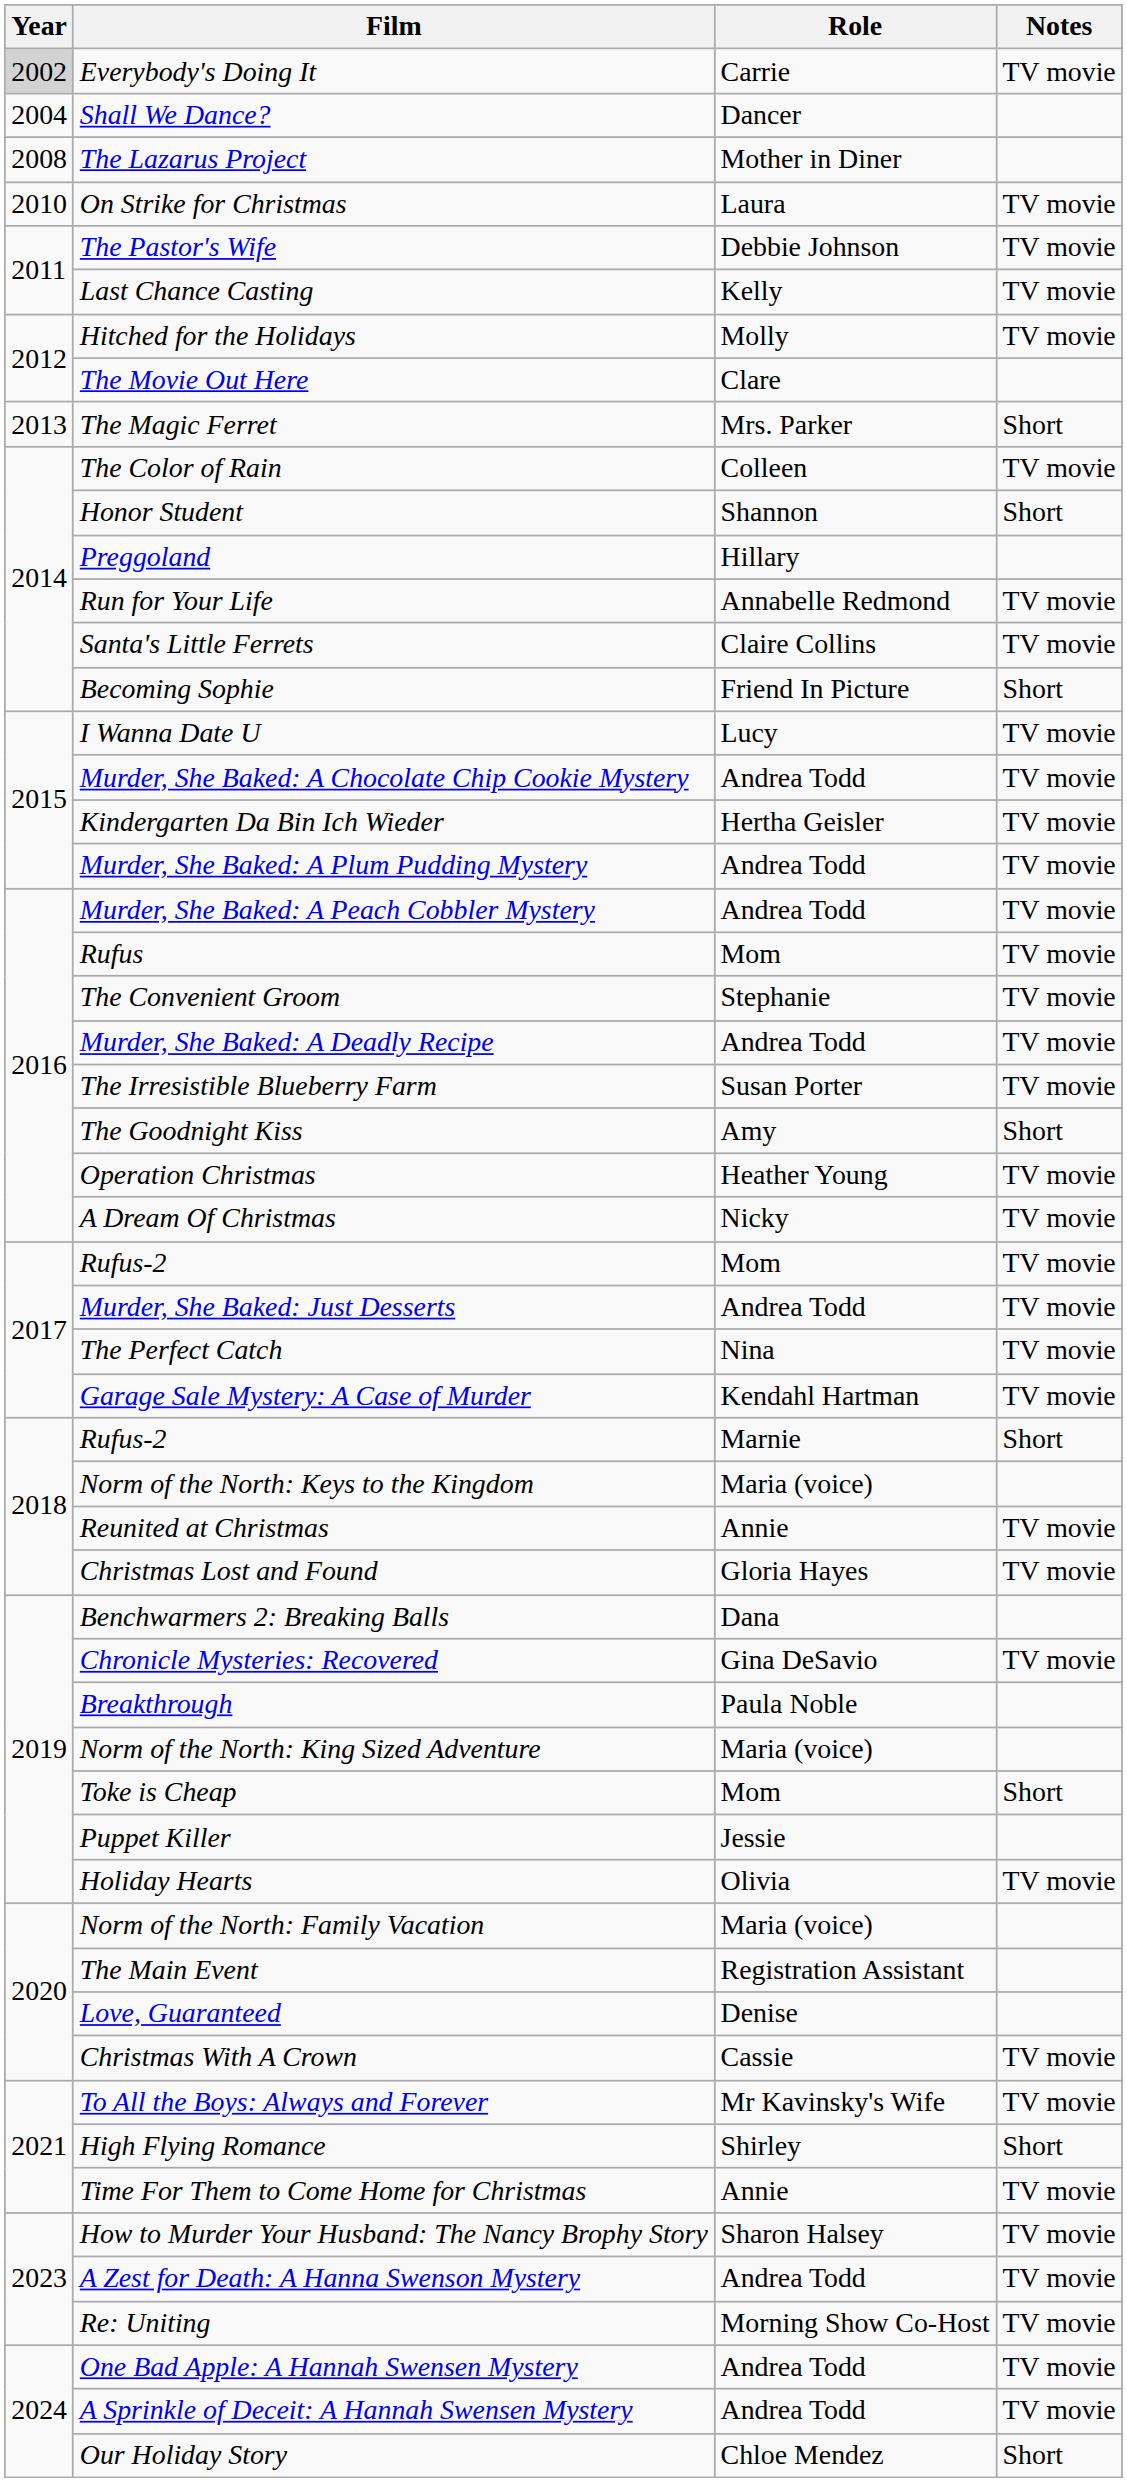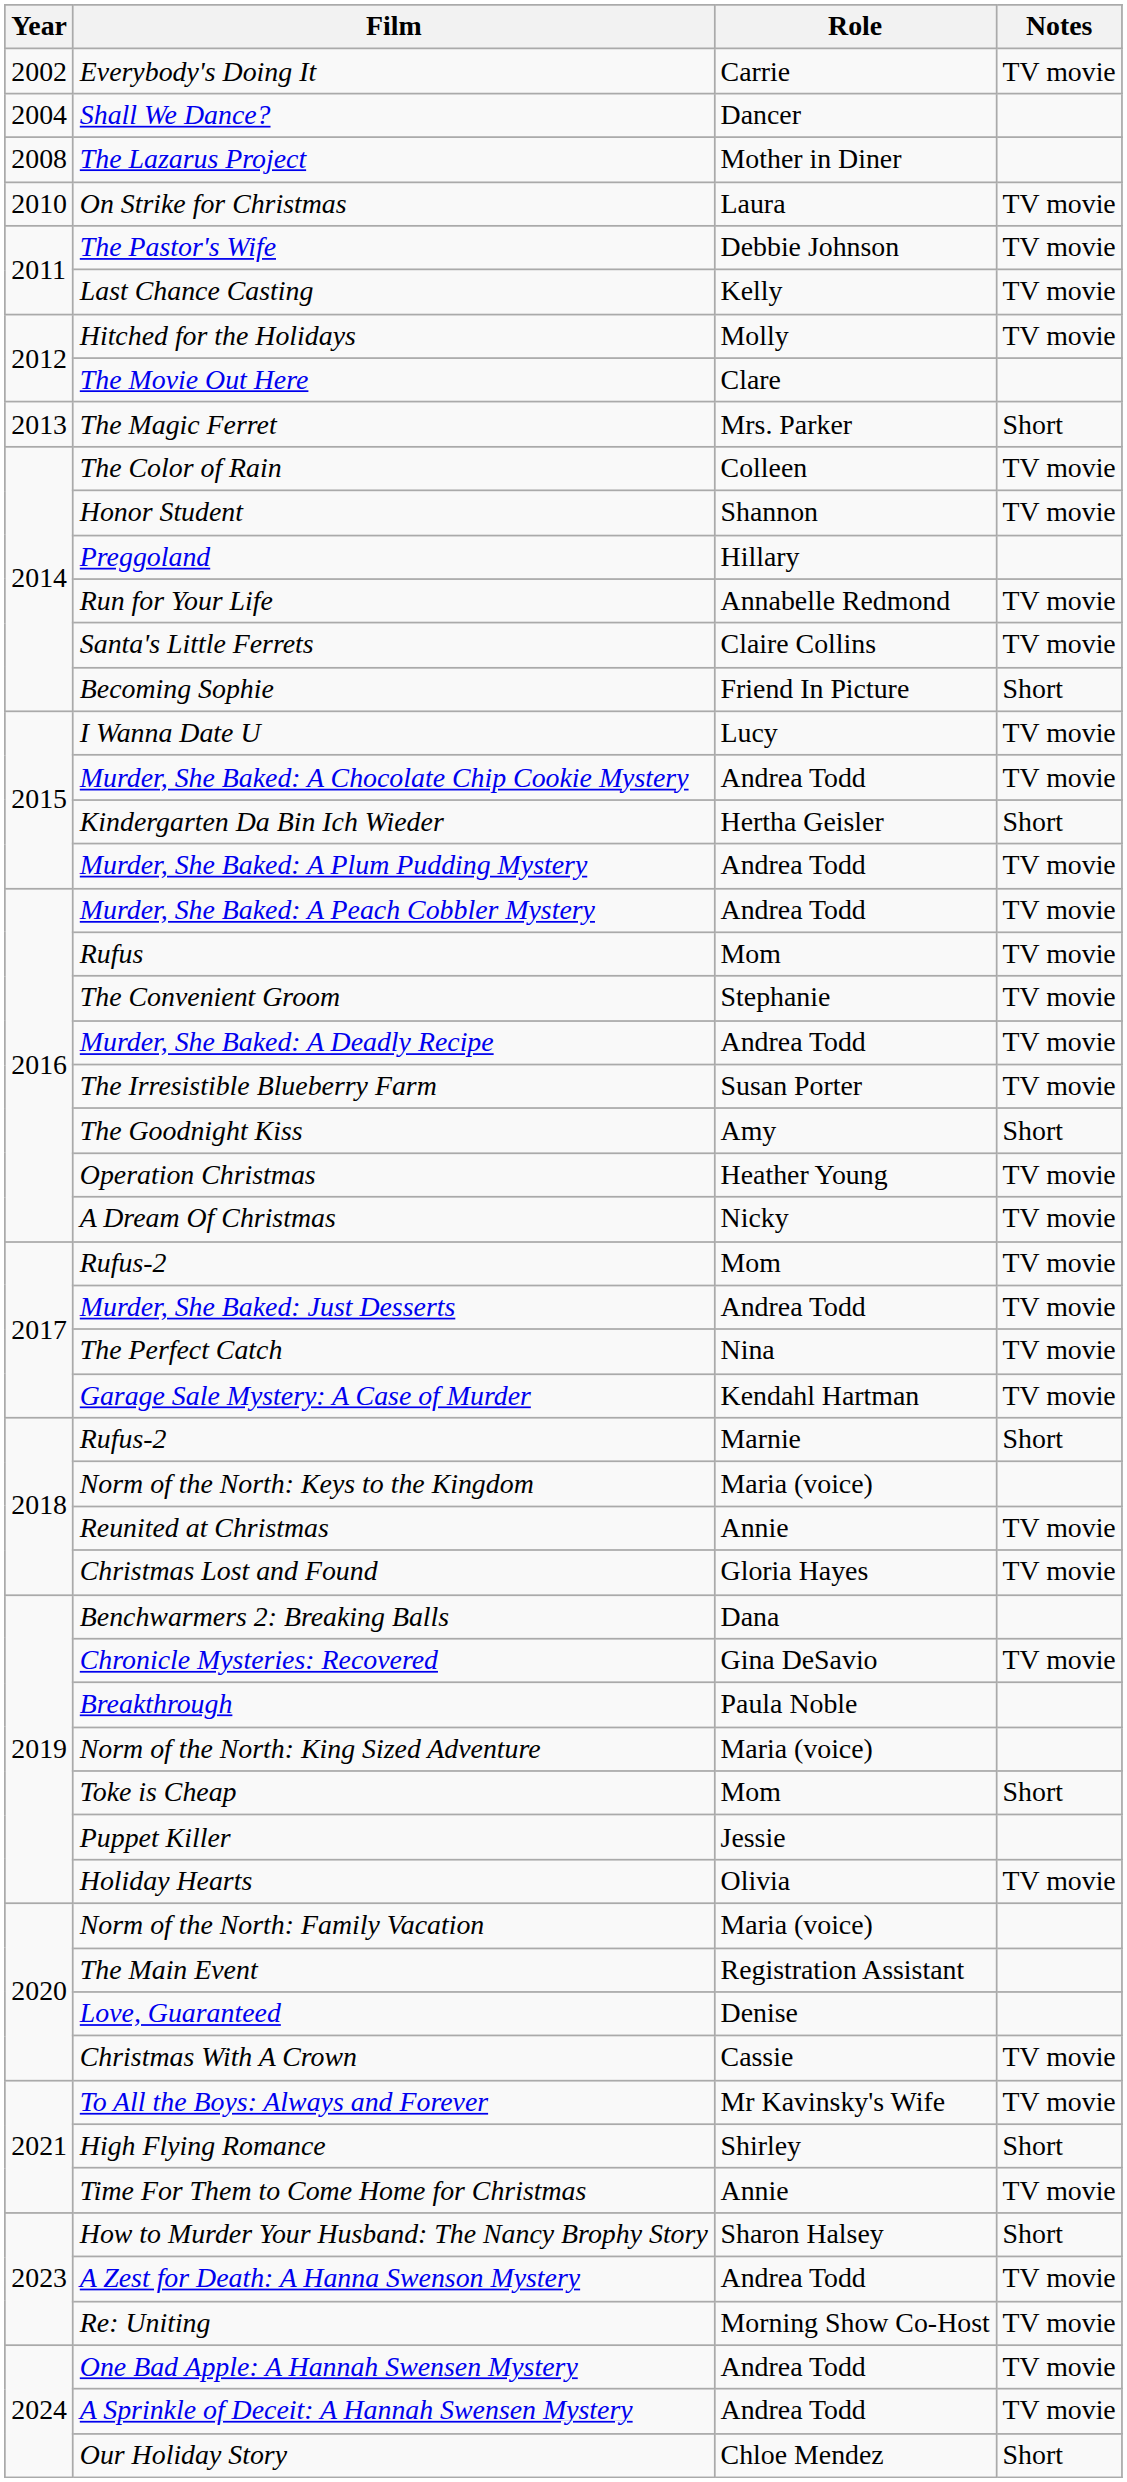(39, 70) lightgrey background -> (39, 70) no background
(1033, 512) Short -> (1059, 512) TV movie
(1059, 821) TV movie -> (1033, 821) Short
(1059, 2234) TV movie -> (1033, 2234) Short
